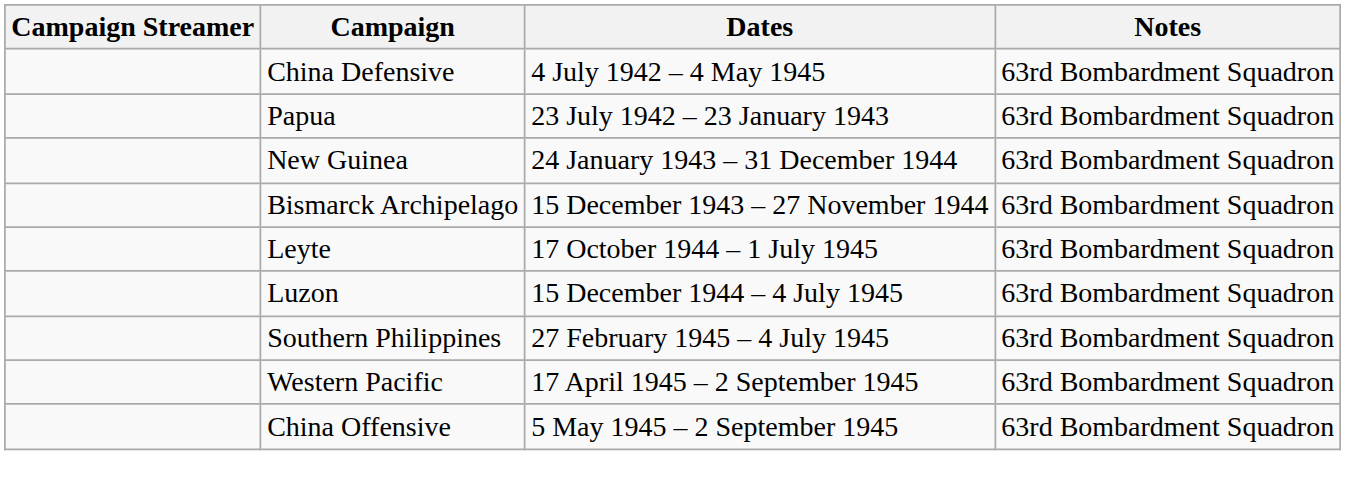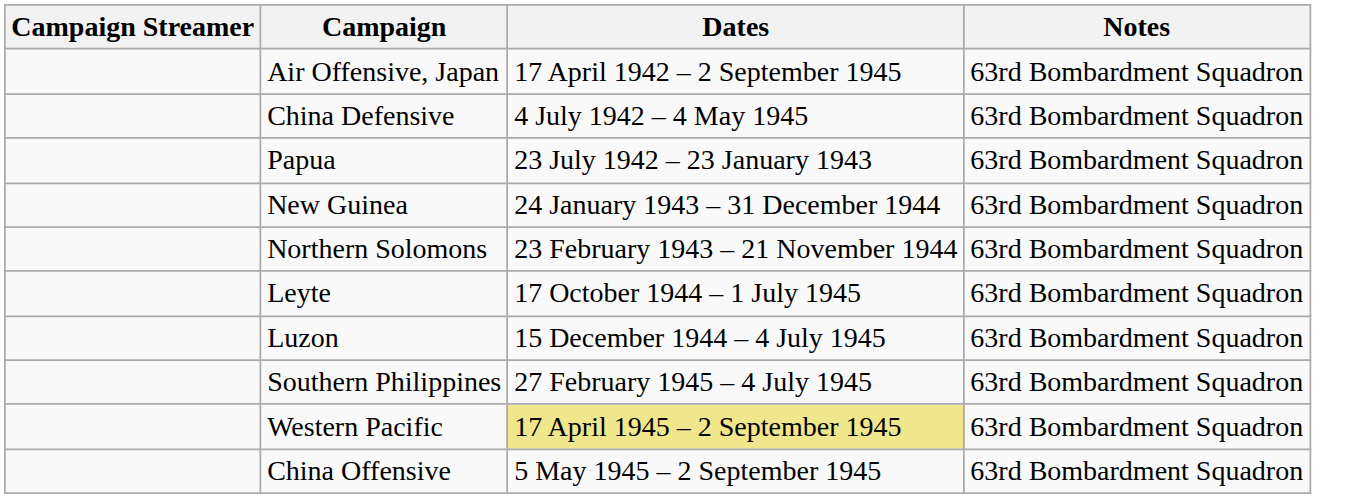+ row: (383, 71)
+ row: (377, 248)
- row: (393, 204)
(725, 381) no background -> (708, 426) khaki background
